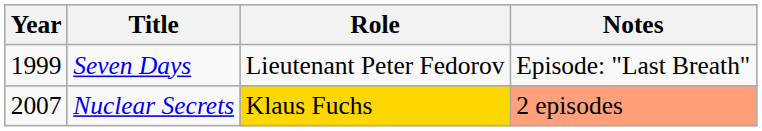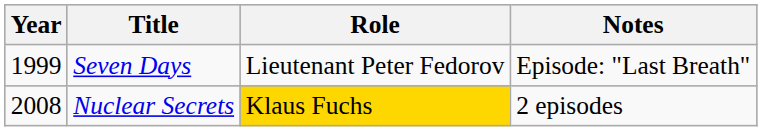(36, 105) 2007 -> (36, 105) 2008
(569, 105) lightsalmon background -> (569, 105) no background
